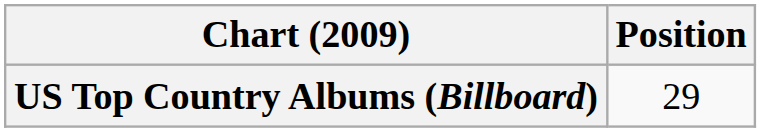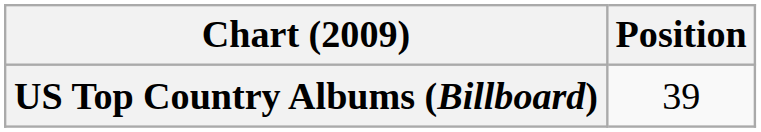(681, 95) 29 -> (681, 95) 39
